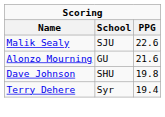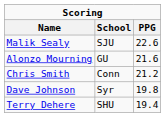+ row: (38, 74)
(105, 74) SHU -> (105, 89) Syr
(105, 89) Syr -> (105, 105) SHU
